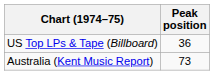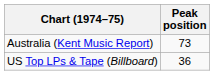rows swapped: (80, 61) <-> (82, 43)
